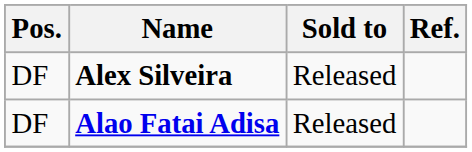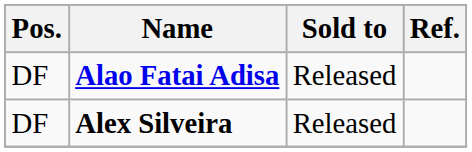rows swapped: (177, 123) <-> (154, 75)
